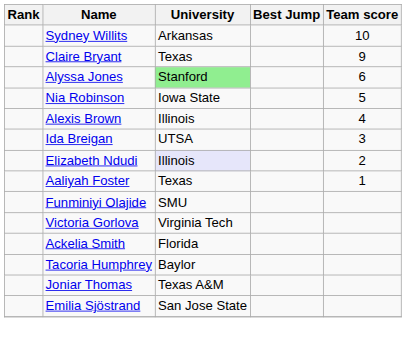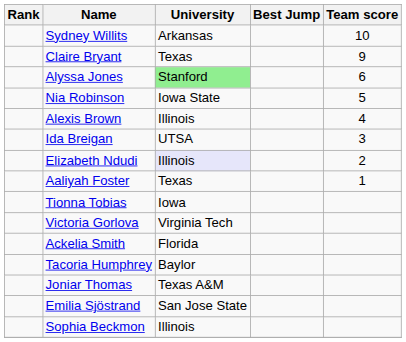+ row: (86, 202)
- row: (96, 202)
+ row: (95, 327)
